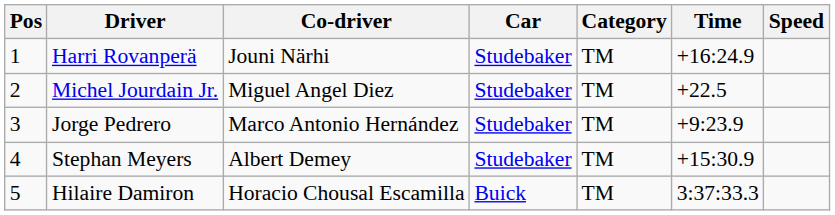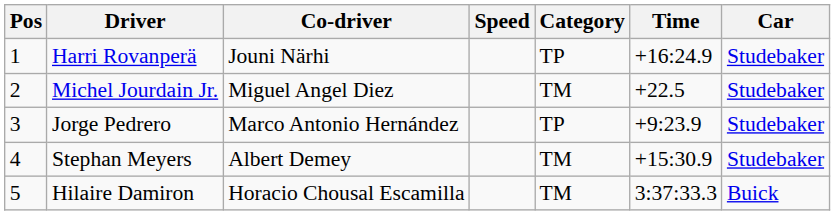columns swapped: (523, 21) <-> (796, 21)
(598, 55) TM -> (552, 55) TP
(598, 124) TM -> (552, 124) TP
